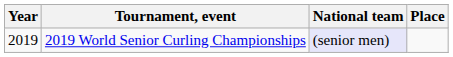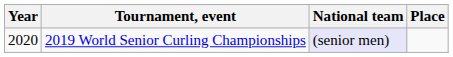(23, 40) 2019 -> (23, 40) 2020
